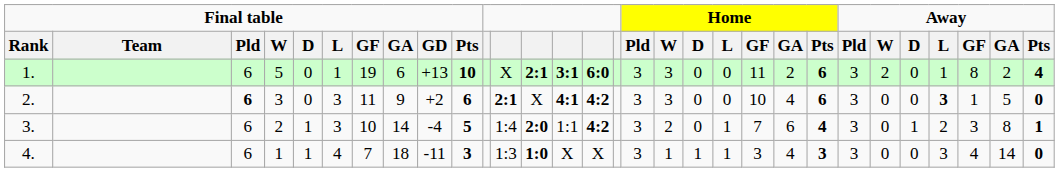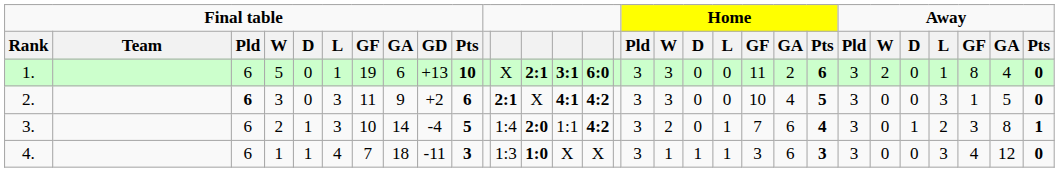(1007, 72) 2 -> (1007, 72) 4
(1039, 72) 4 -> (1039, 72) 0
(822, 99) 6 -> (822, 99) 5
(944, 99) bold -> (944, 99) normal
(790, 153) 4 -> (790, 153) 6
(1007, 153) 14 -> (1007, 153) 12
